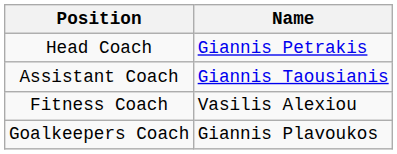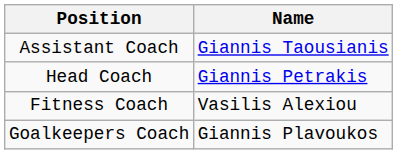rows swapped: (99, 48) <-> (99, 77)
